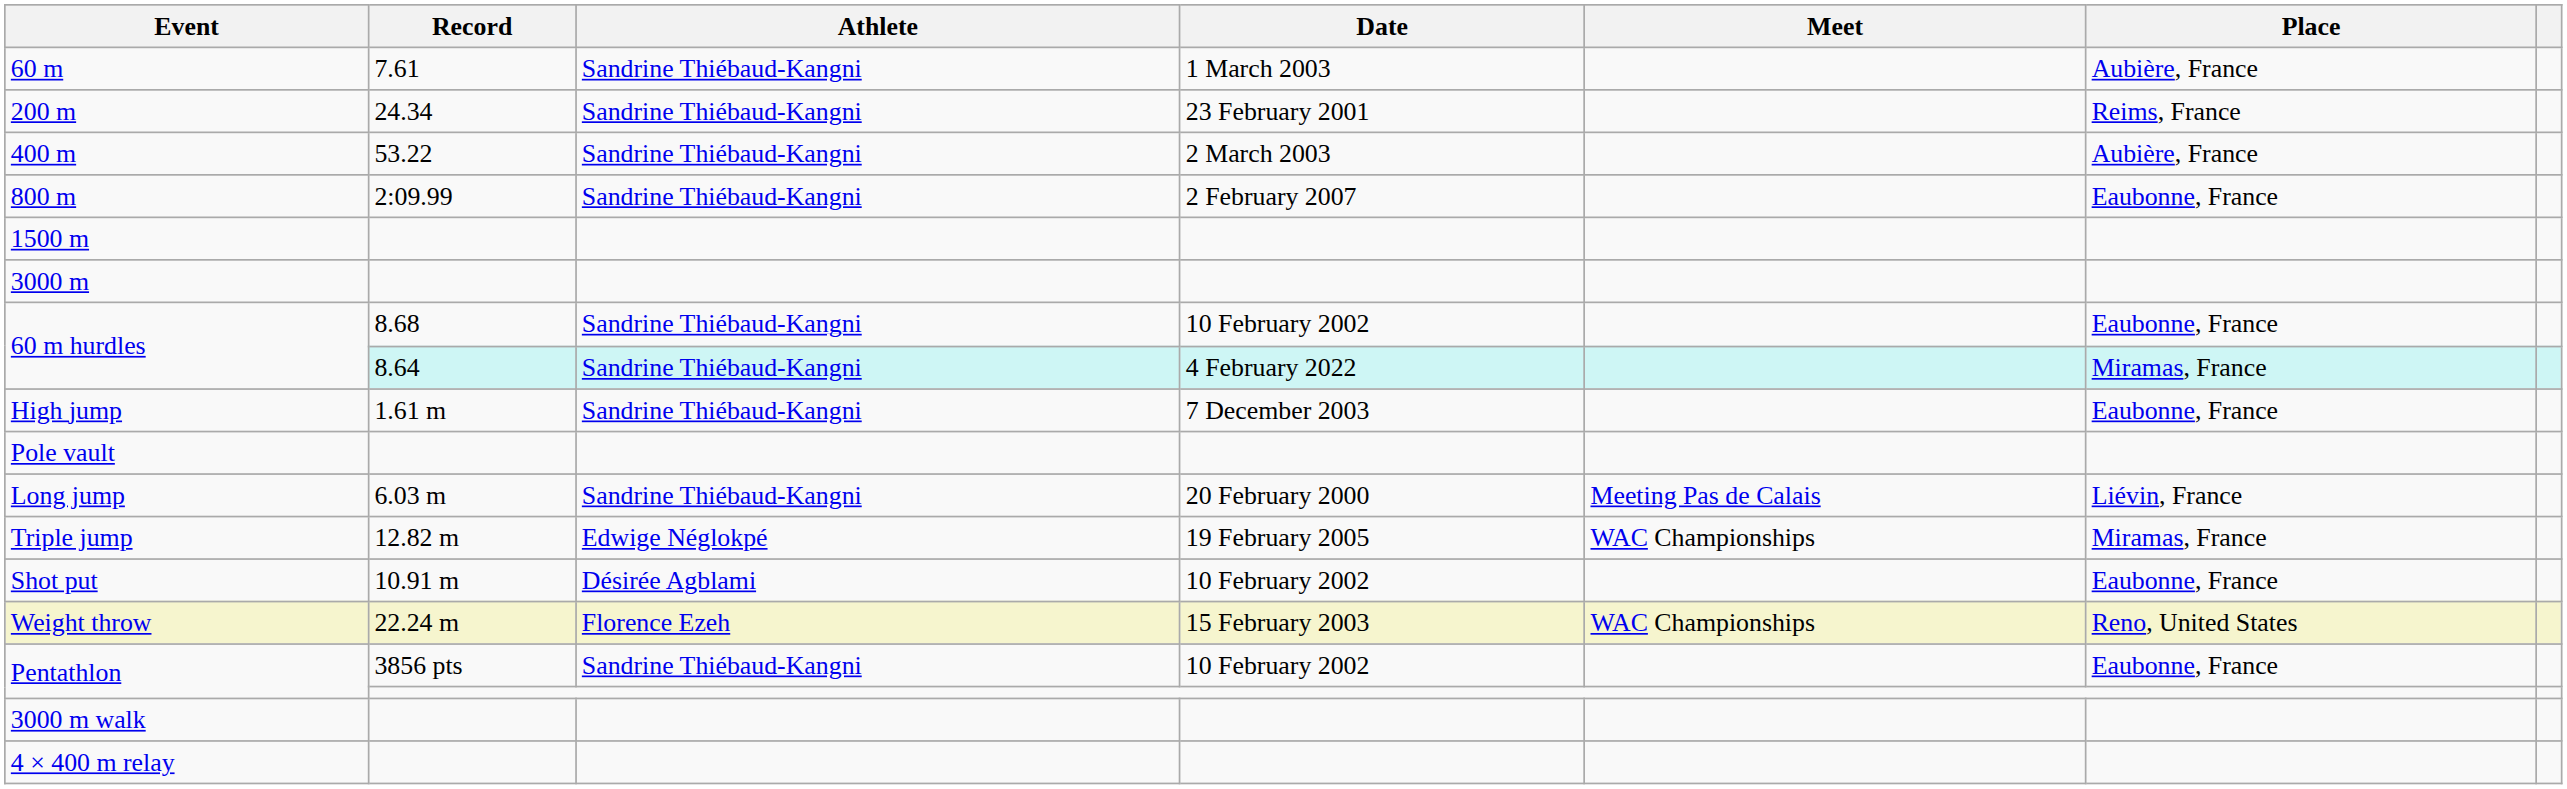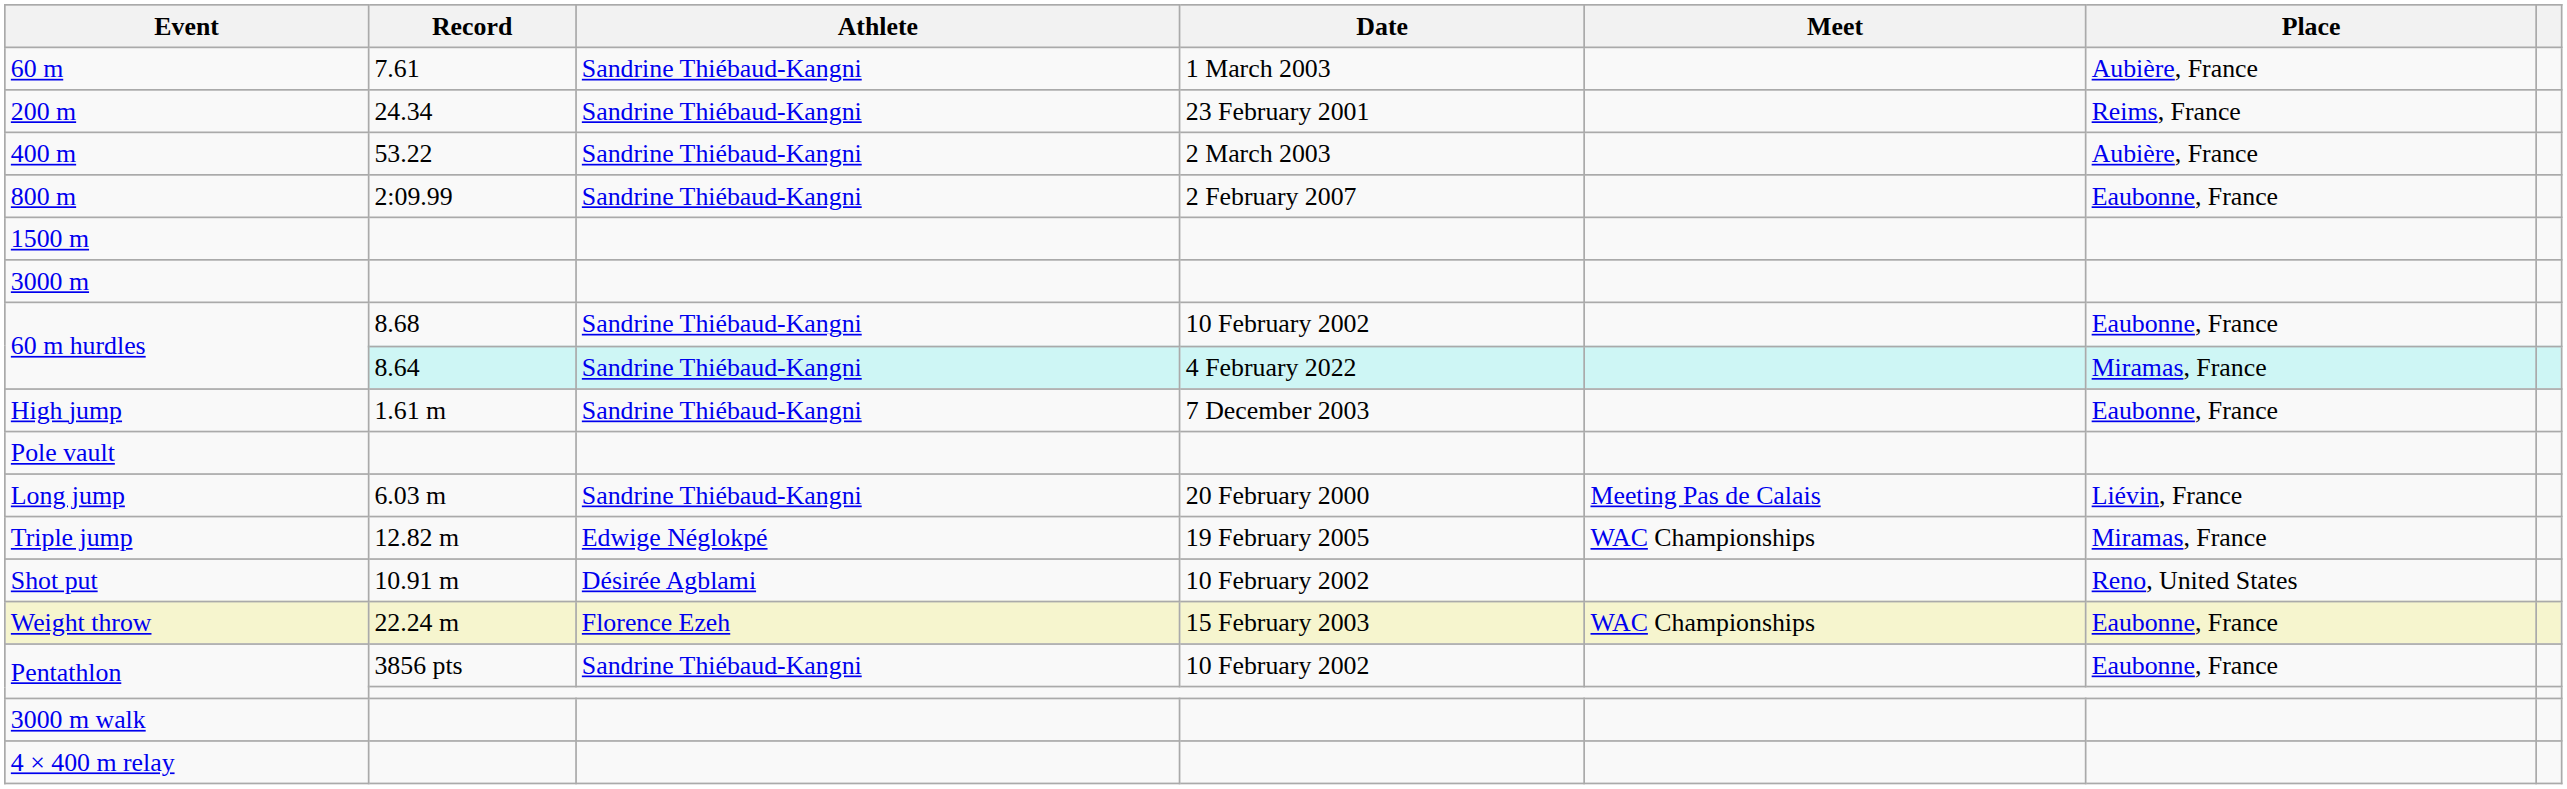(2185, 579) Eaubonne, France -> (2195, 579) Reno, United States
(2195, 622) Reno, United States -> (2185, 622) Eaubonne, France
